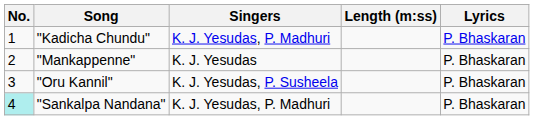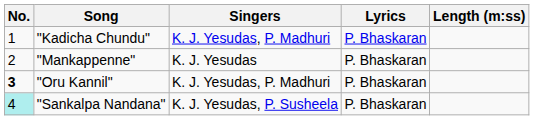columns swapped: (484, 16) <-> (391, 16)
(12, 82) normal -> (12, 82) bold
(255, 82) K. J. Yesudas, P. Susheela -> (251, 82) K. J. Yesudas, P. Madhuri
(251, 104) K. J. Yesudas, P. Madhuri -> (255, 104) K. J. Yesudas, P. Susheela
